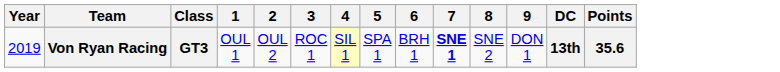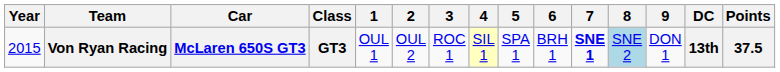+ column: (240, 16)
(24, 47) 2019 -> (24, 47) 2015
(489, 47) no background -> (627, 47) lightblue background
(610, 47) 35.6 -> (748, 47) 37.5
